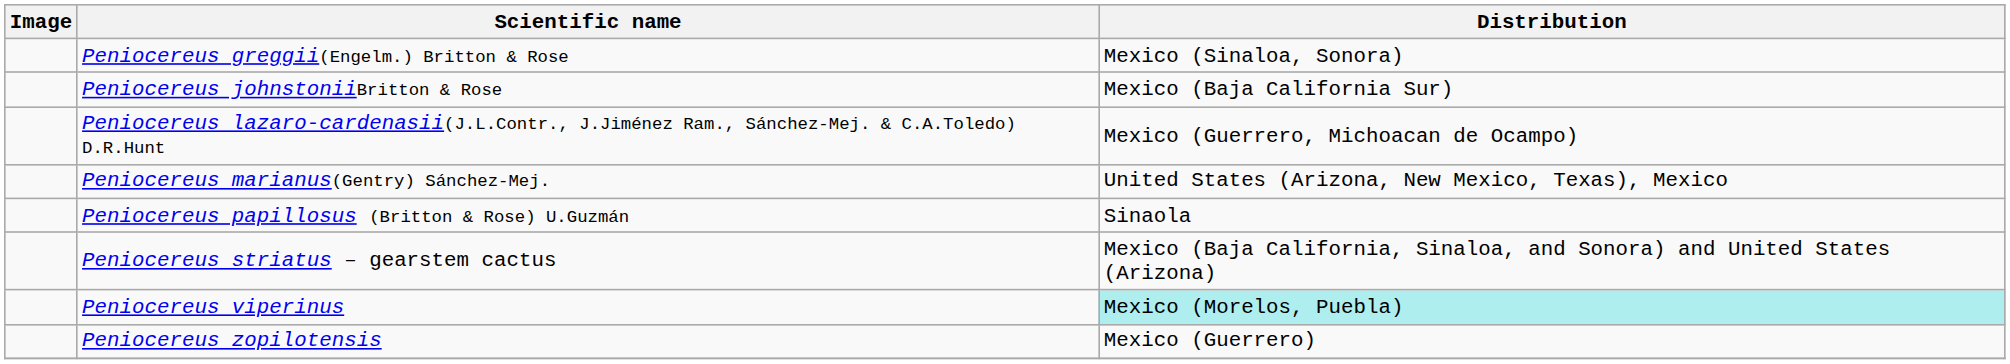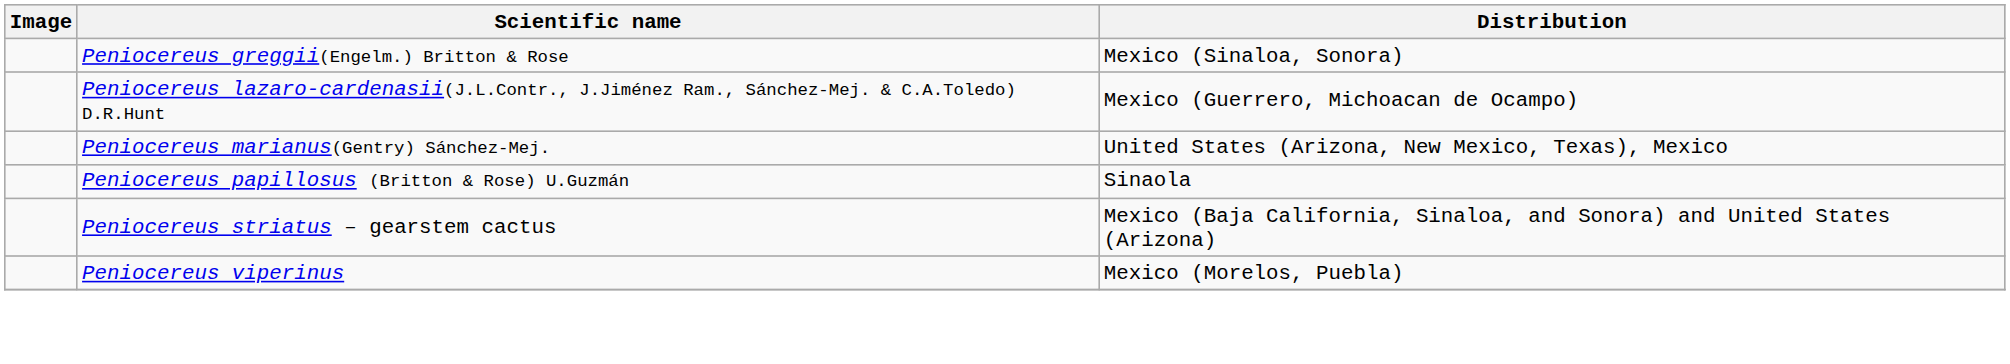- row: (292, 90)
(1254, 307) paleturquoise background -> (1254, 273) no background
- row: (232, 341)
